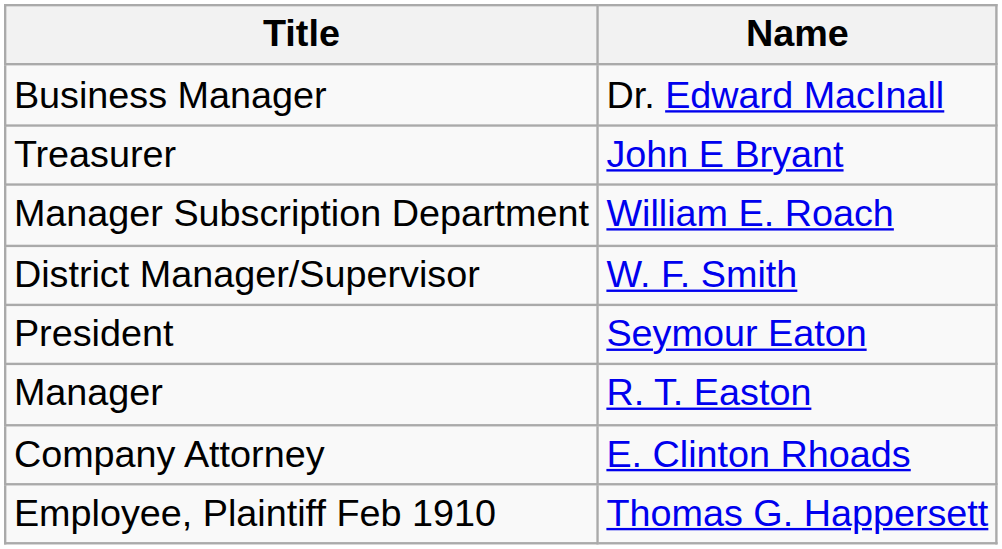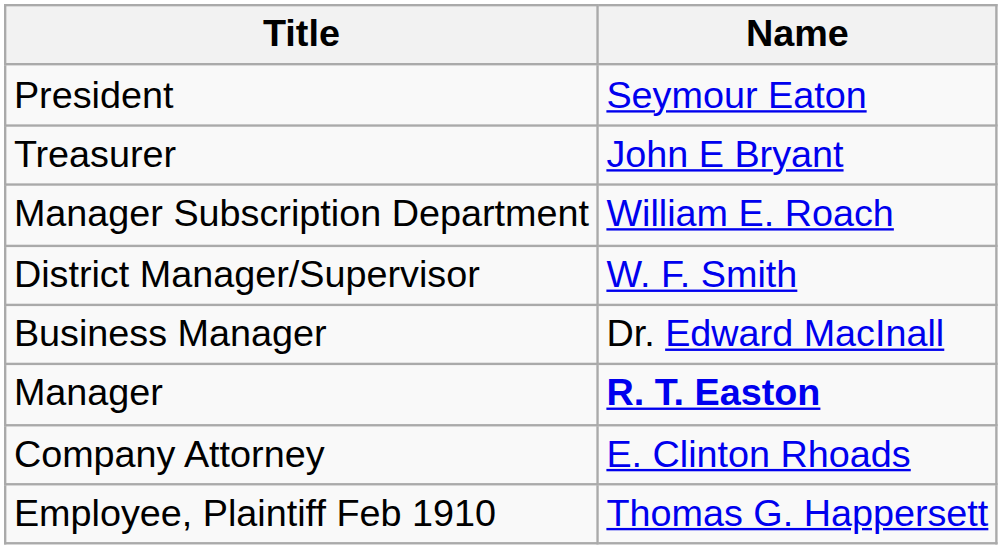rows swapped: (94, 333) <-> (170, 94)
(709, 393) normal -> (713, 393) bold
